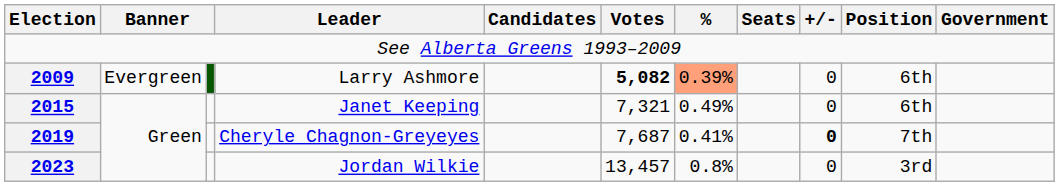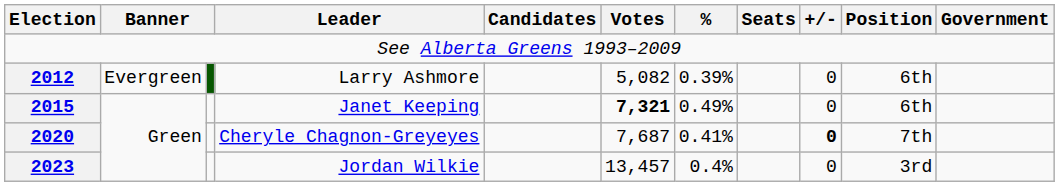(52, 78) 2009 -> (52, 78) 2012
(643, 78) bold -> (643, 78) normal
(706, 78) lightsalmon background -> (706, 78) no background
(643, 108) normal -> (643, 108) bold
(52, 137) 2019 -> (52, 137) 2020
(711, 167) 0.8% -> (711, 167) 0.4%
